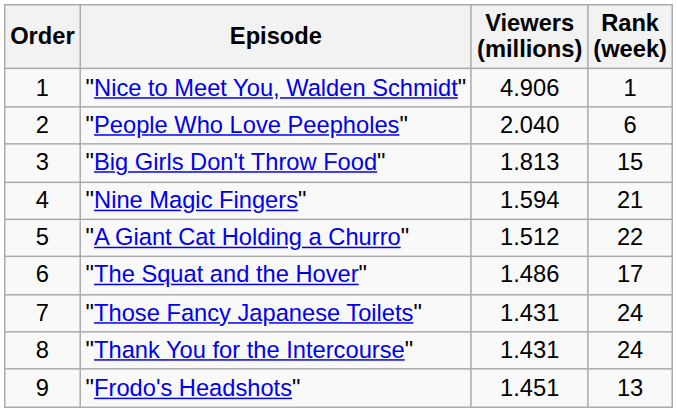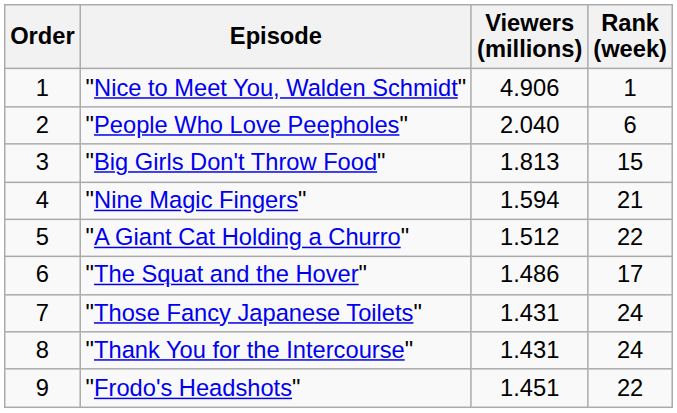(630, 387) 13 -> (630, 387) 22
